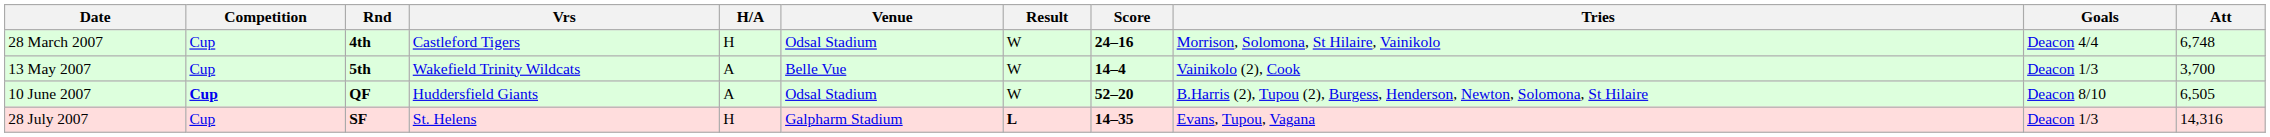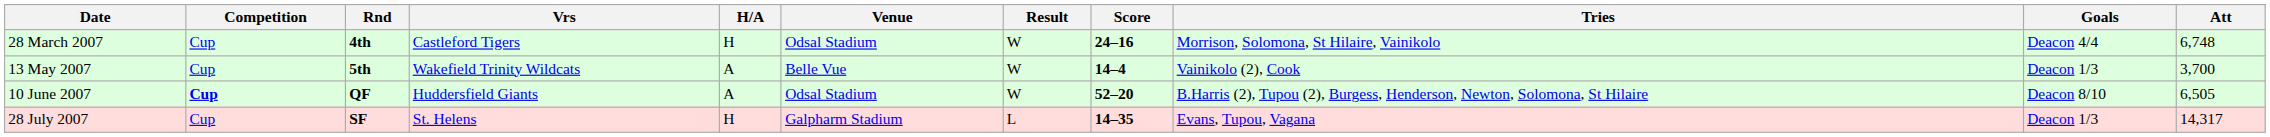(1012, 119) bold -> (1012, 119) normal
(2201, 119) 14,316 -> (2201, 119) 14,317
